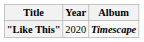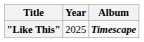(76, 29) 2020 -> (76, 29) 2025
